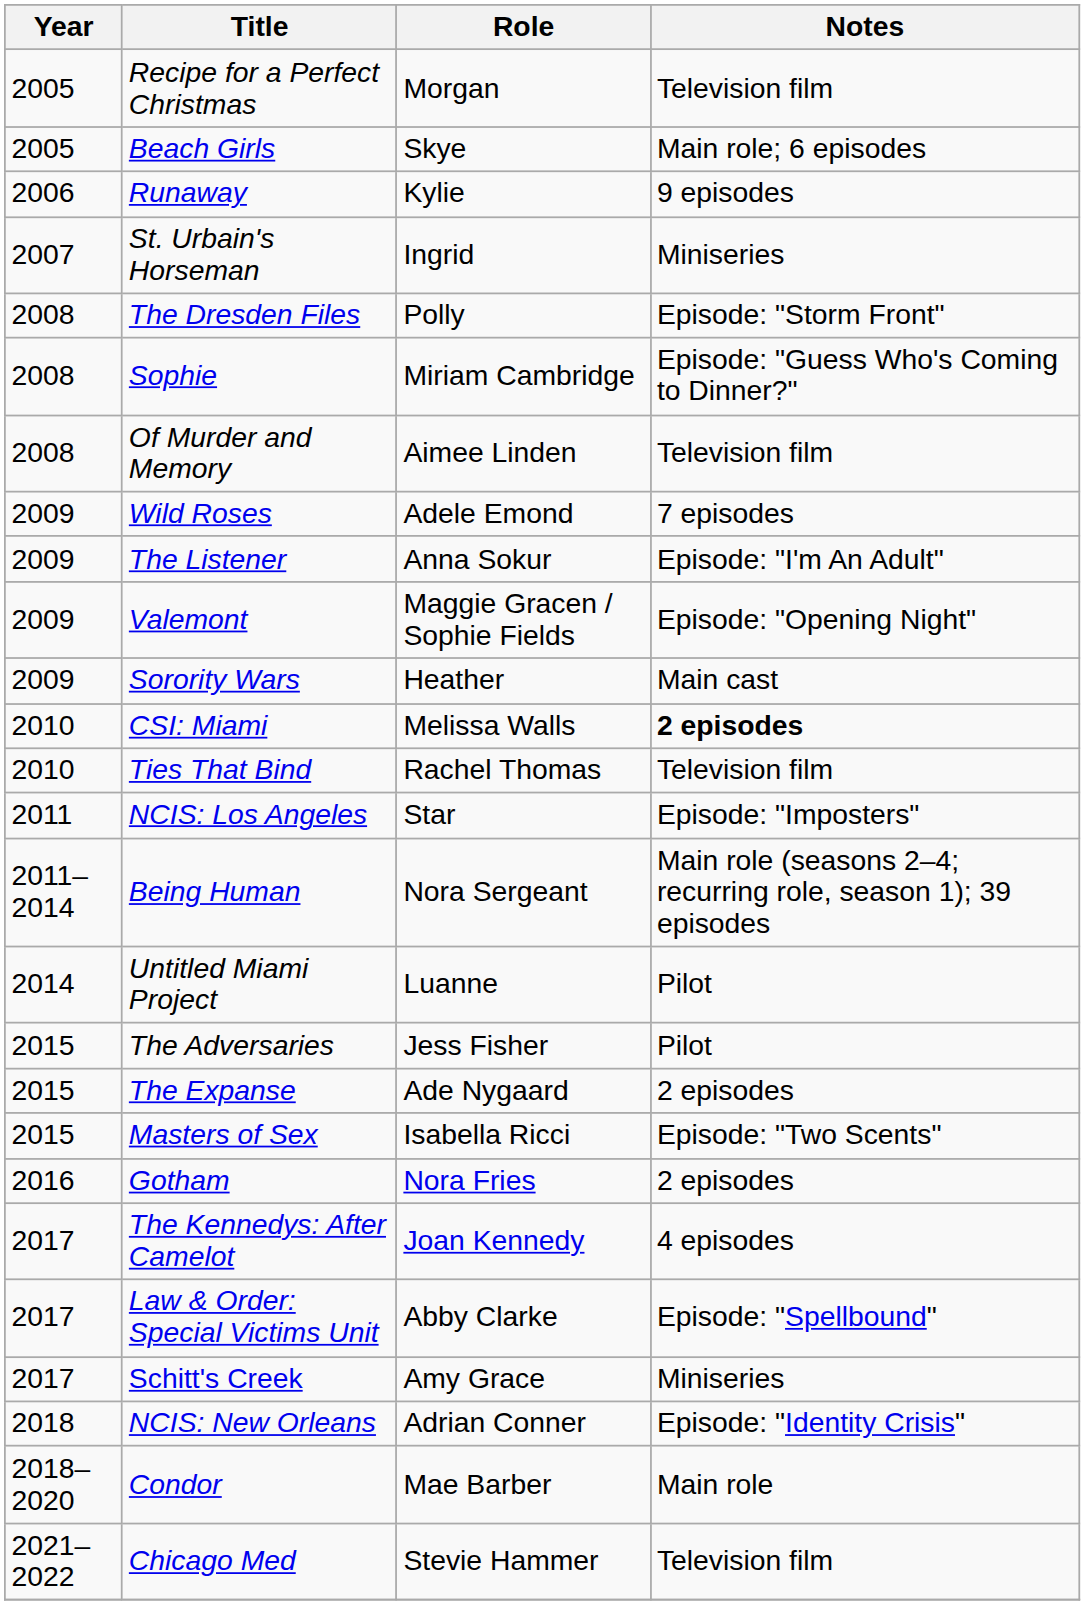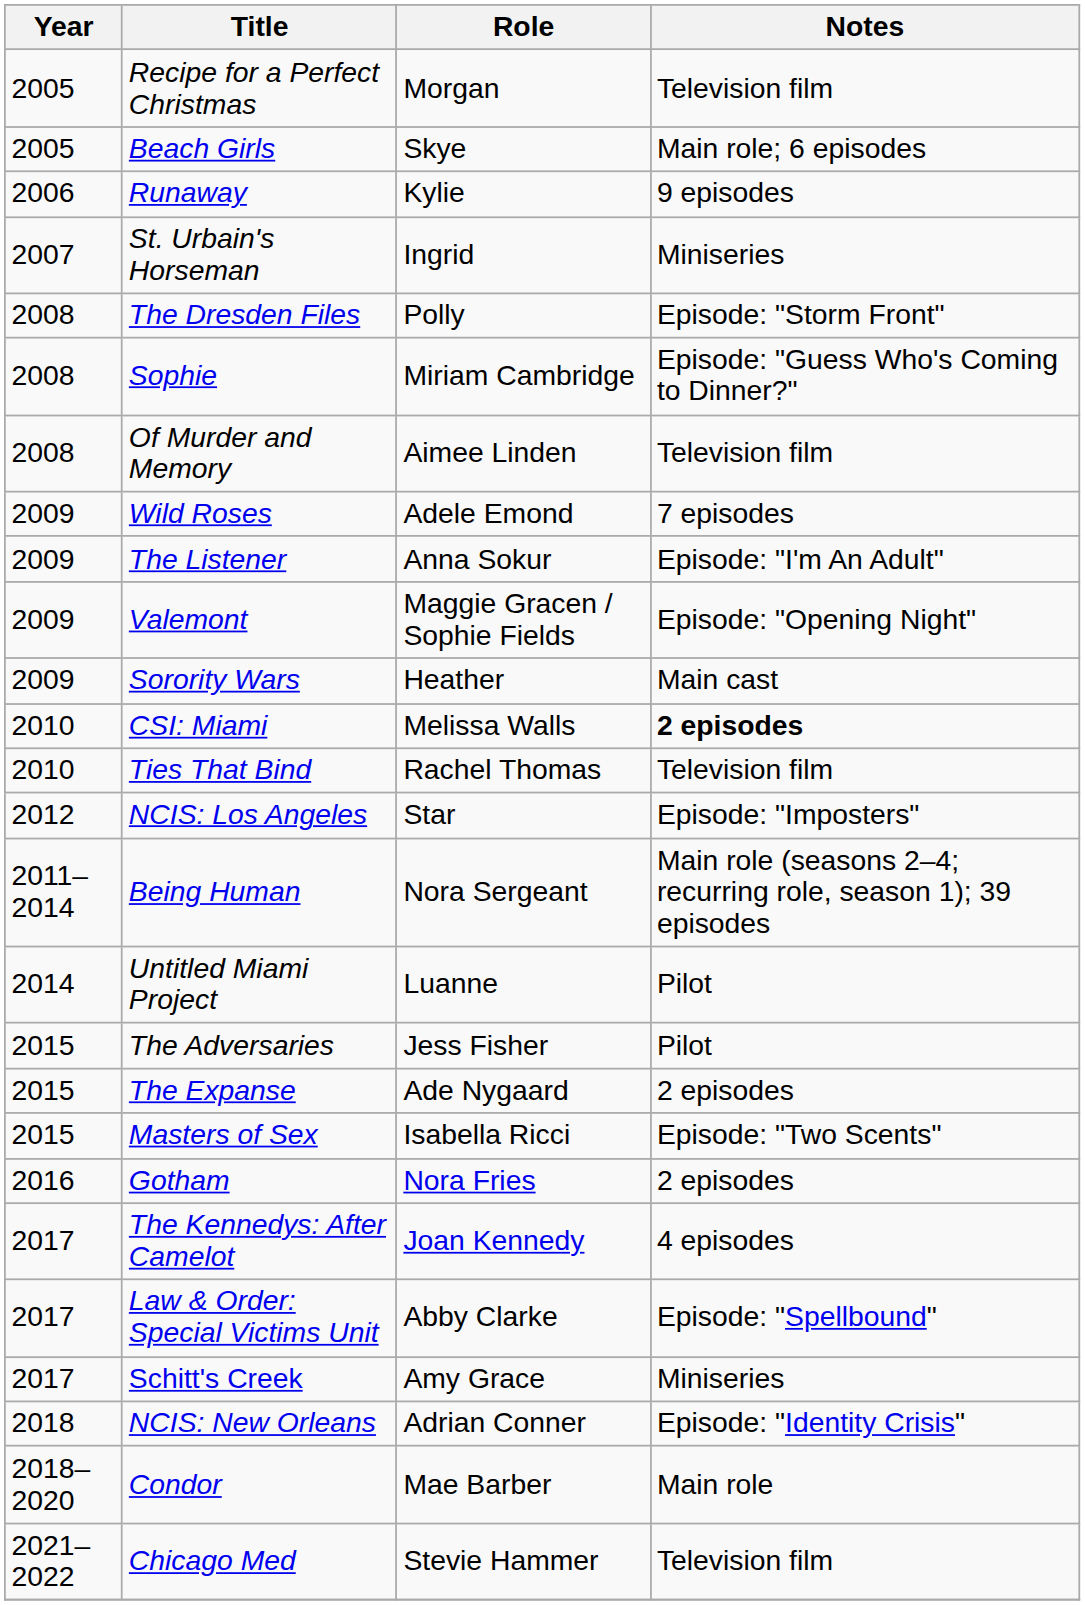(42, 815) 2011 -> (43, 815) 2012
